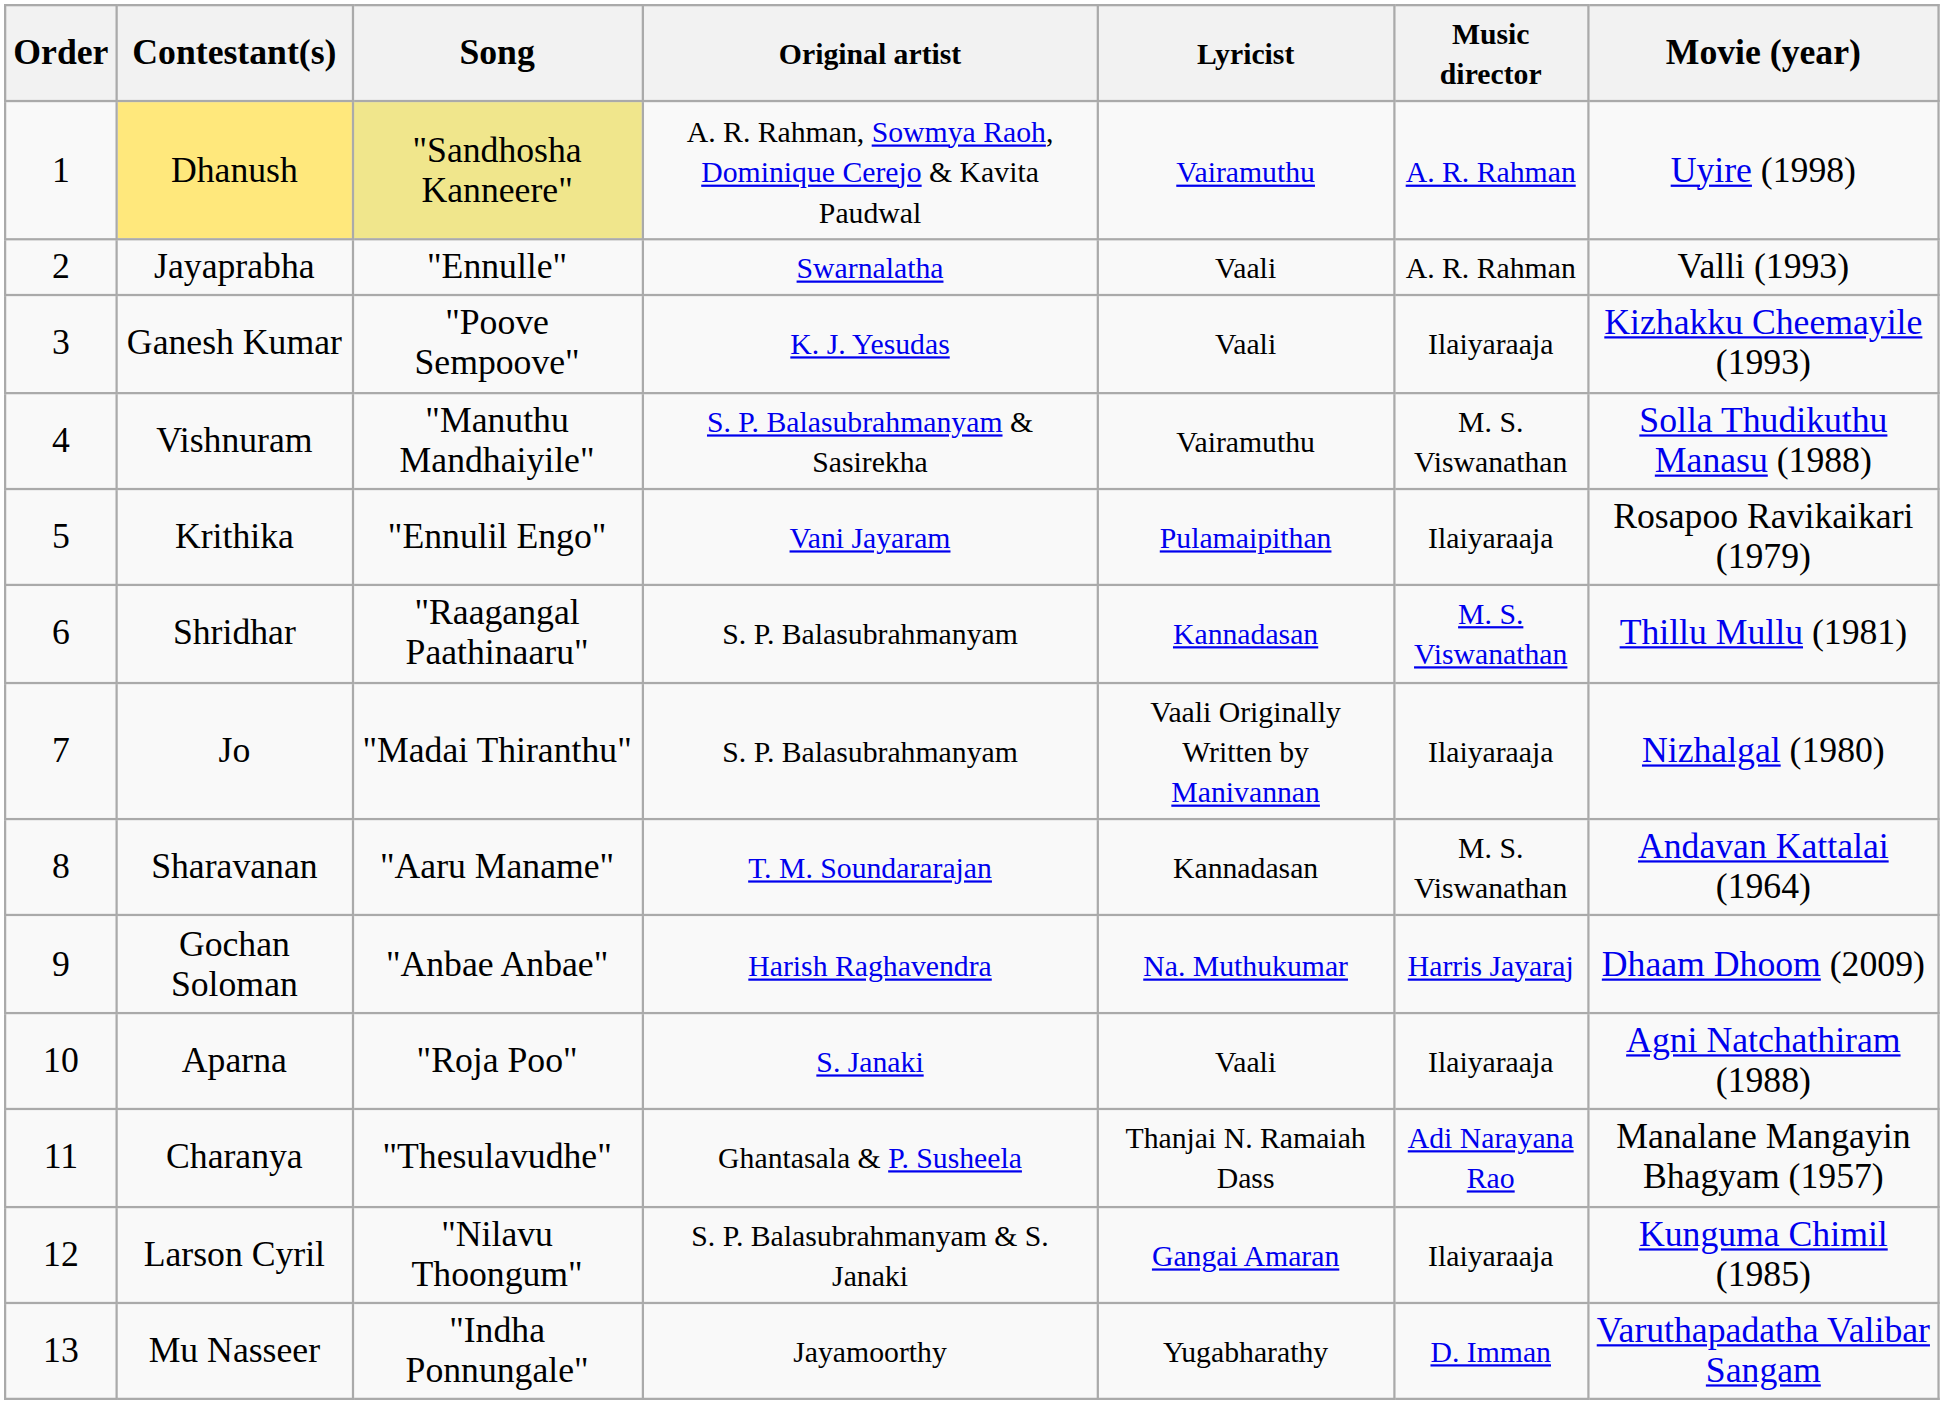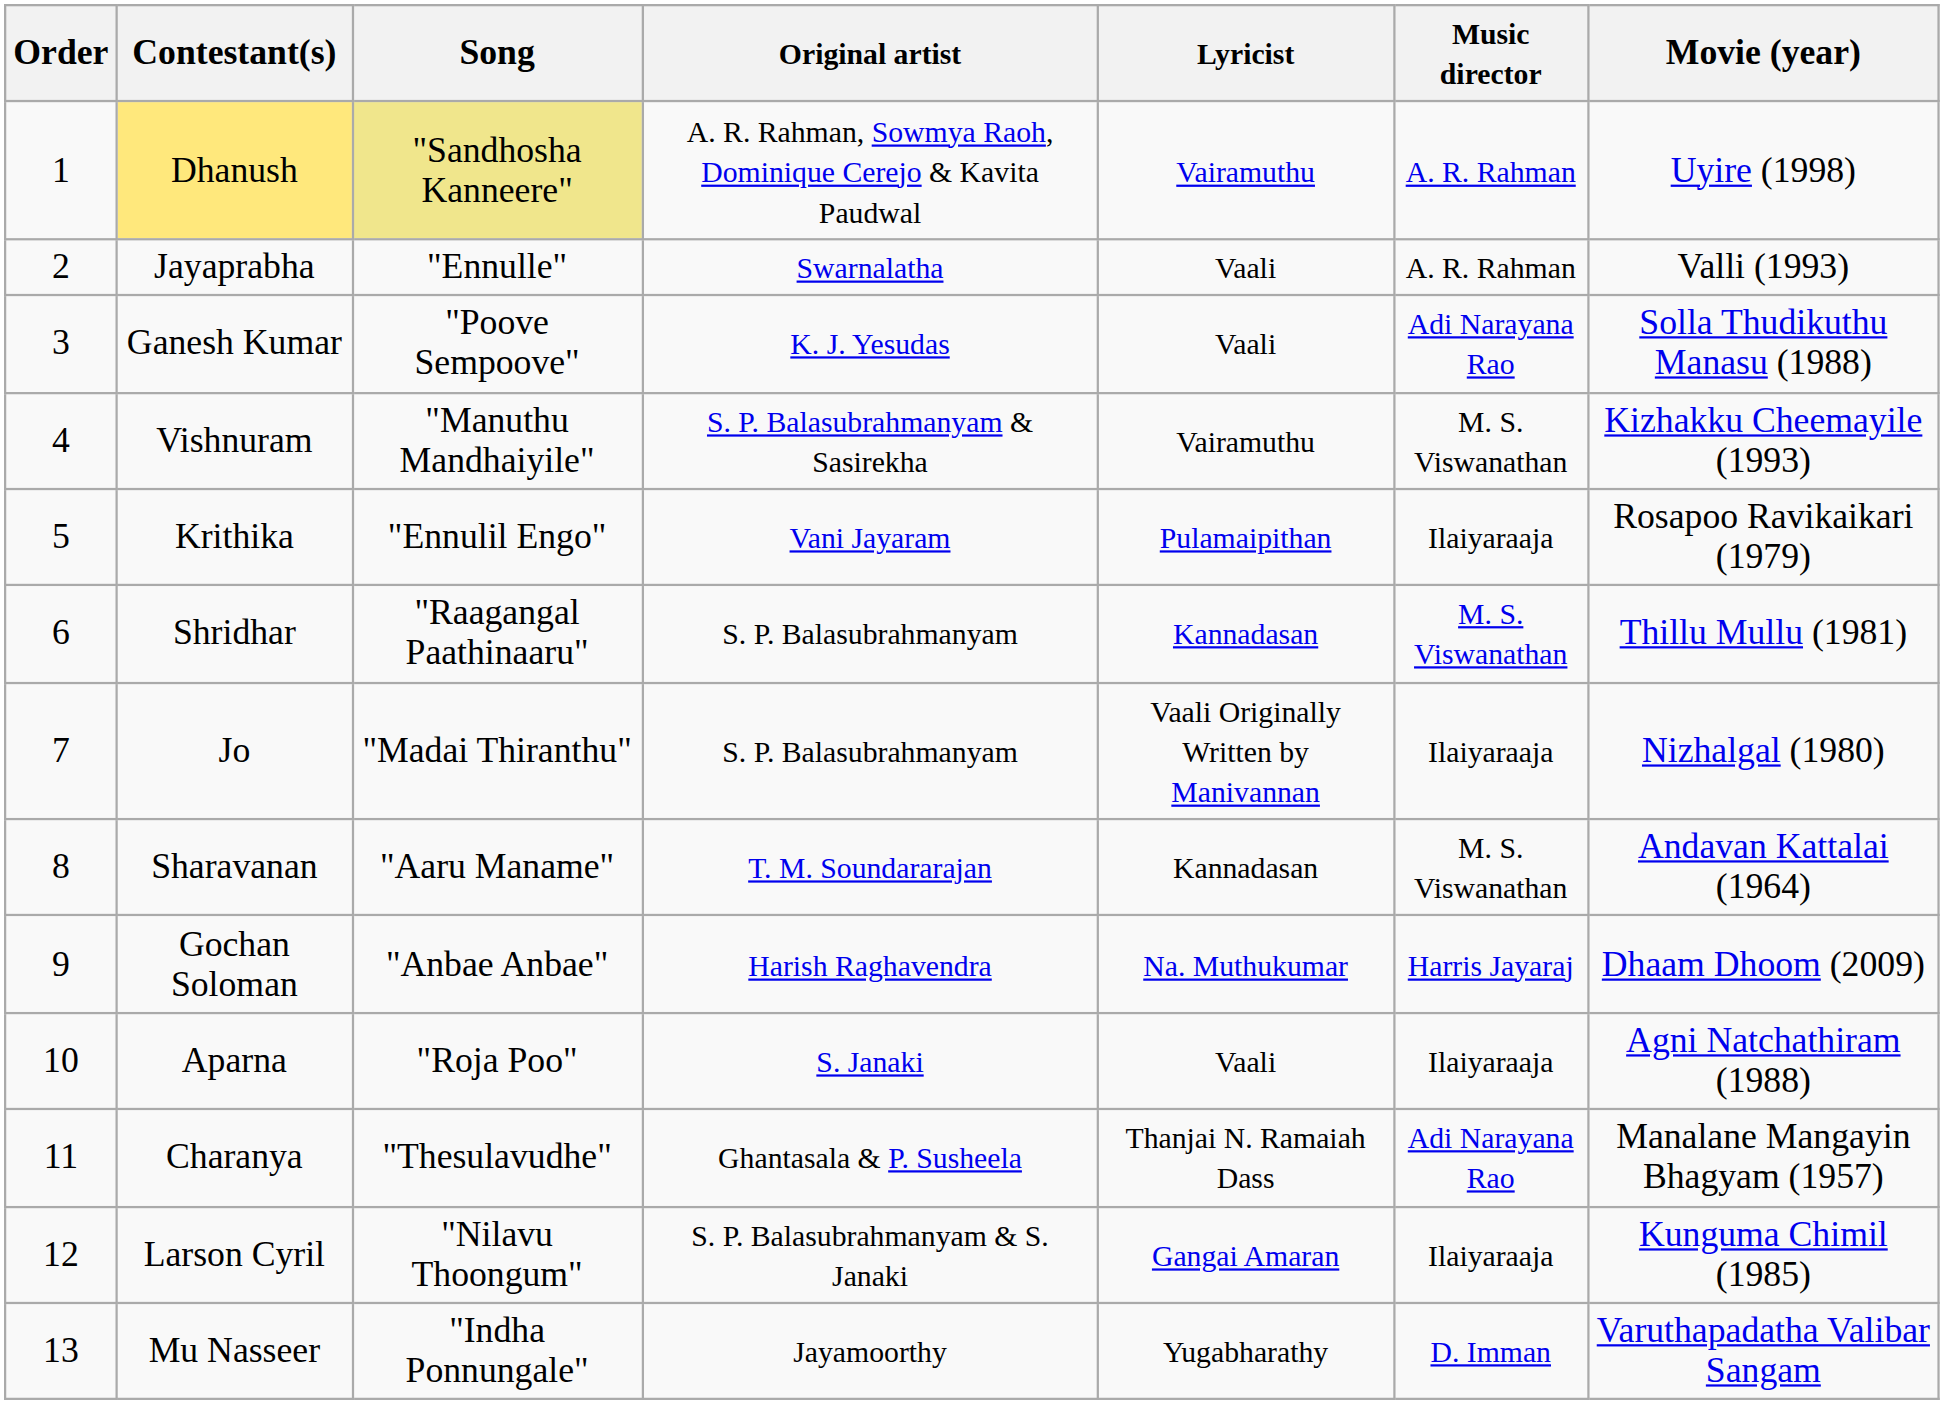(1491, 345) Ilaiyaraaja -> (1491, 345) Adi Narayana Rao
(1763, 343) Kizhakku Cheemayile (1993) -> (1763, 343) Solla Thudikuthu Manasu (1988)
(1763, 439) Solla Thudikuthu Manasu (1988) -> (1763, 439) Kizhakku Cheemayile (1993)
